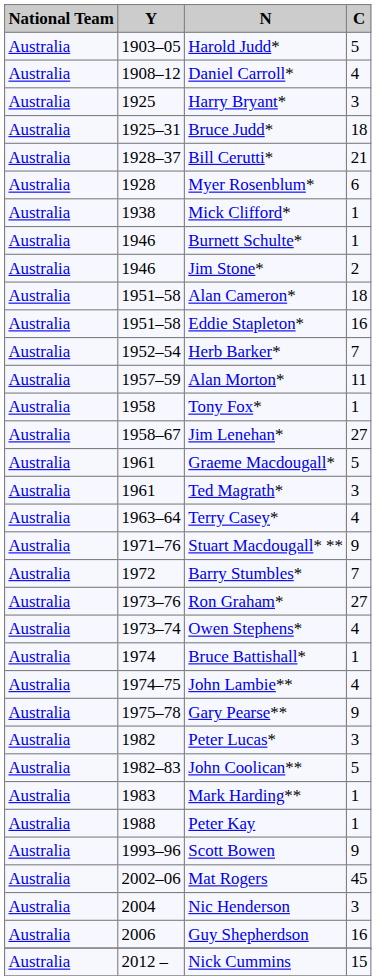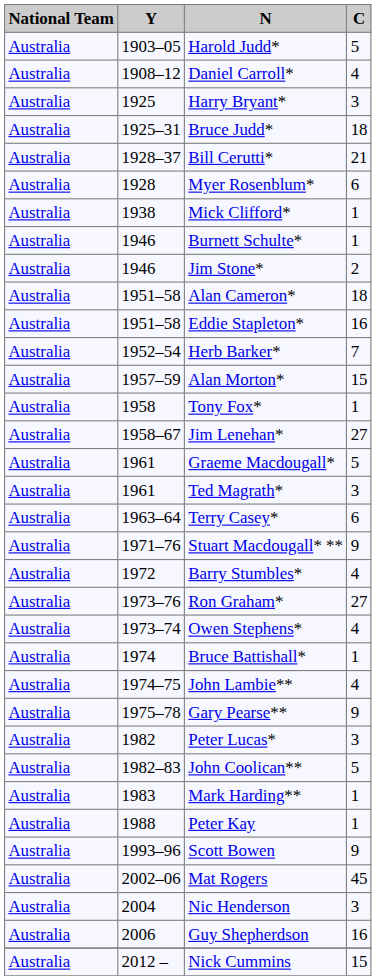(359, 379) 11 -> (359, 379) 15
(355, 517) 4 -> (355, 517) 6
(355, 573) 7 -> (355, 573) 4
